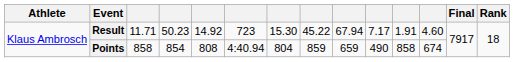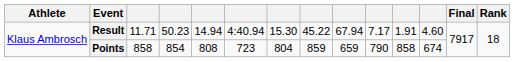(208, 31) 14.92 -> (208, 31) 14.94
(246, 31) 723 -> (246, 31) 4:40.94
(246, 49) 4:40.94 -> (246, 49) 723
(379, 49) 490 -> (379, 49) 790
